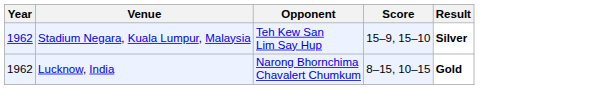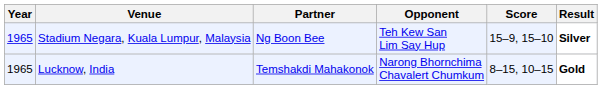+ column: (315, 14)
(20, 38) 1962 -> (20, 38) 1965
(20, 69) 1962 -> (20, 69) 1965
